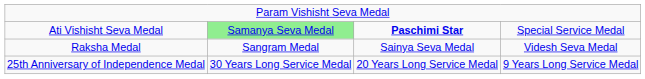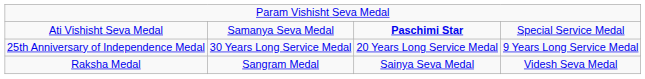(281, 30) lightgreen background -> (281, 30) no background
rows swapped: (106, 47) <-> (106, 64)
